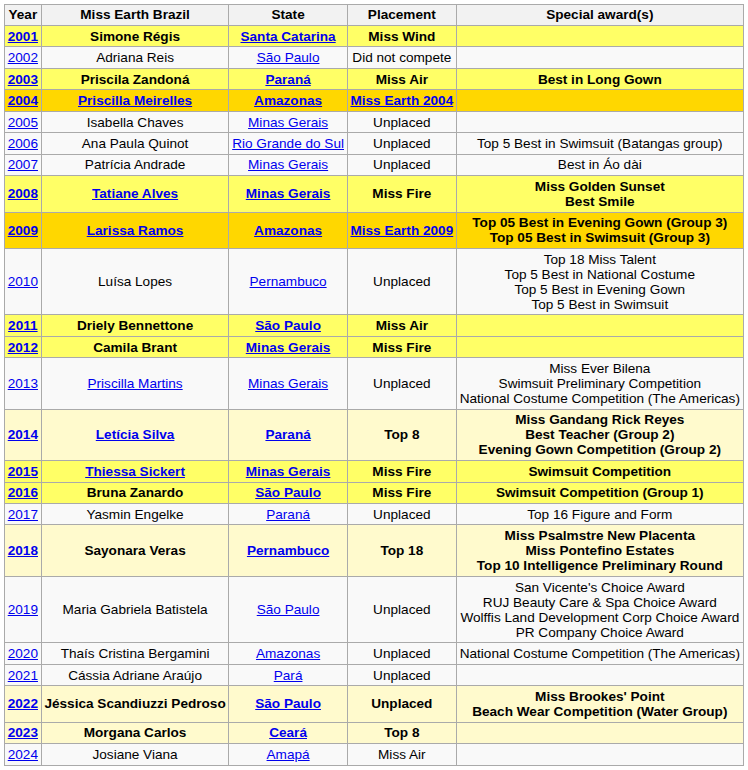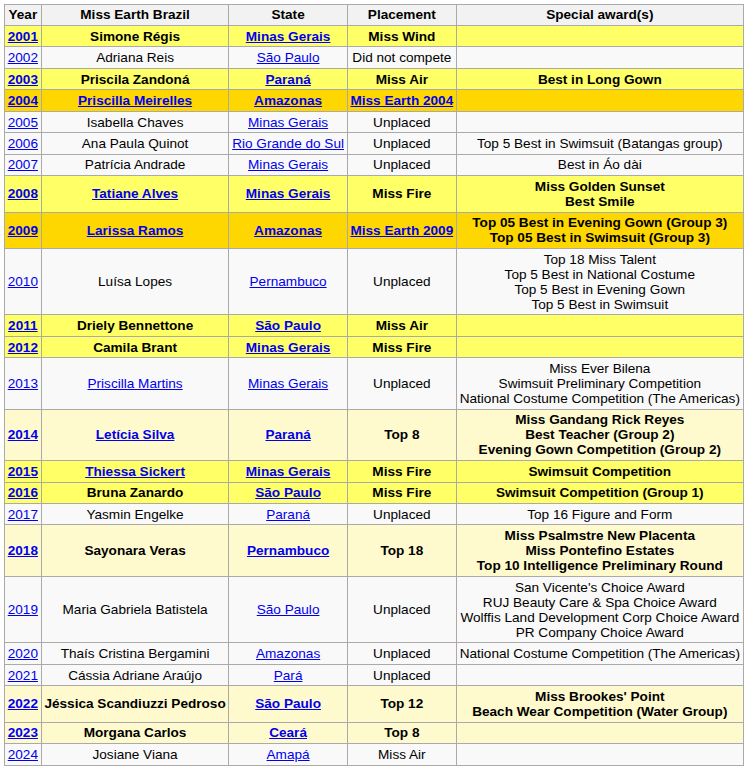(288, 36) Santa Catarina -> (288, 36) Minas Gerais
(402, 704) Unplaced -> (402, 704) Top 12
